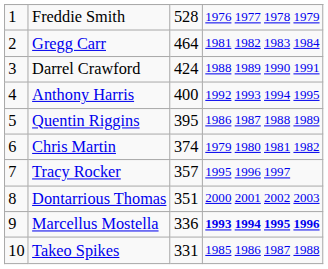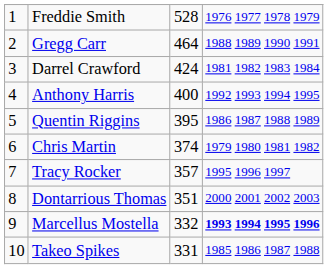(262, 43) 1981 1982 1983 1984 -> (262, 43) 1988 1989 1990 1991
(262, 69) 1988 1989 1990 1991 -> (262, 69) 1981 1982 1983 1984
(186, 224) 336 -> (186, 224) 332
